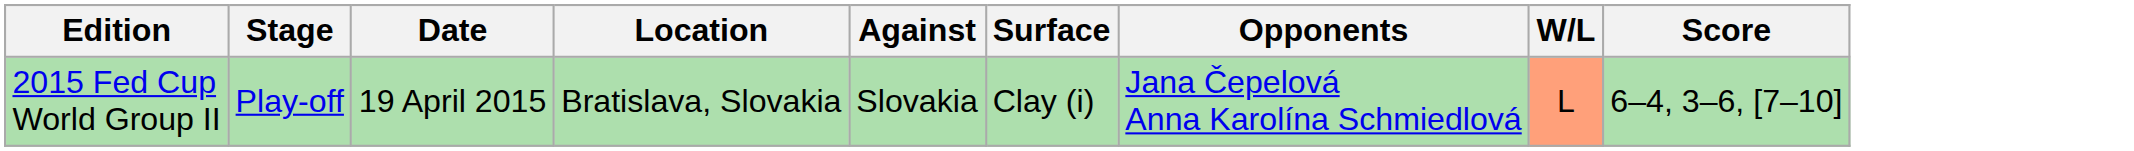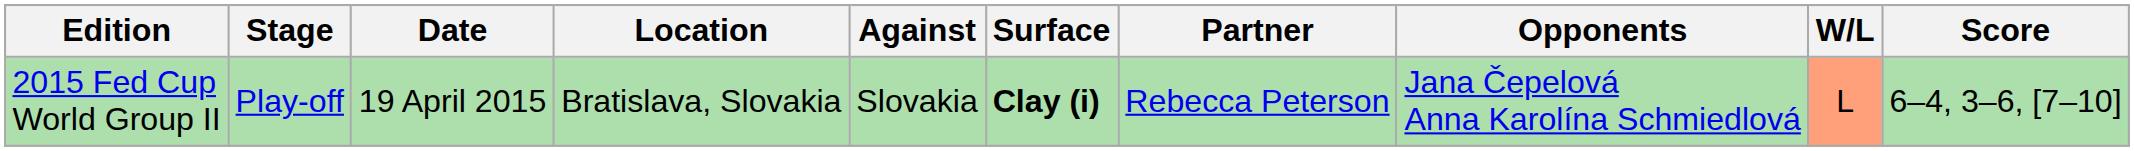+ column: (1257, 30)
(1044, 100) normal -> (1046, 100) bold
